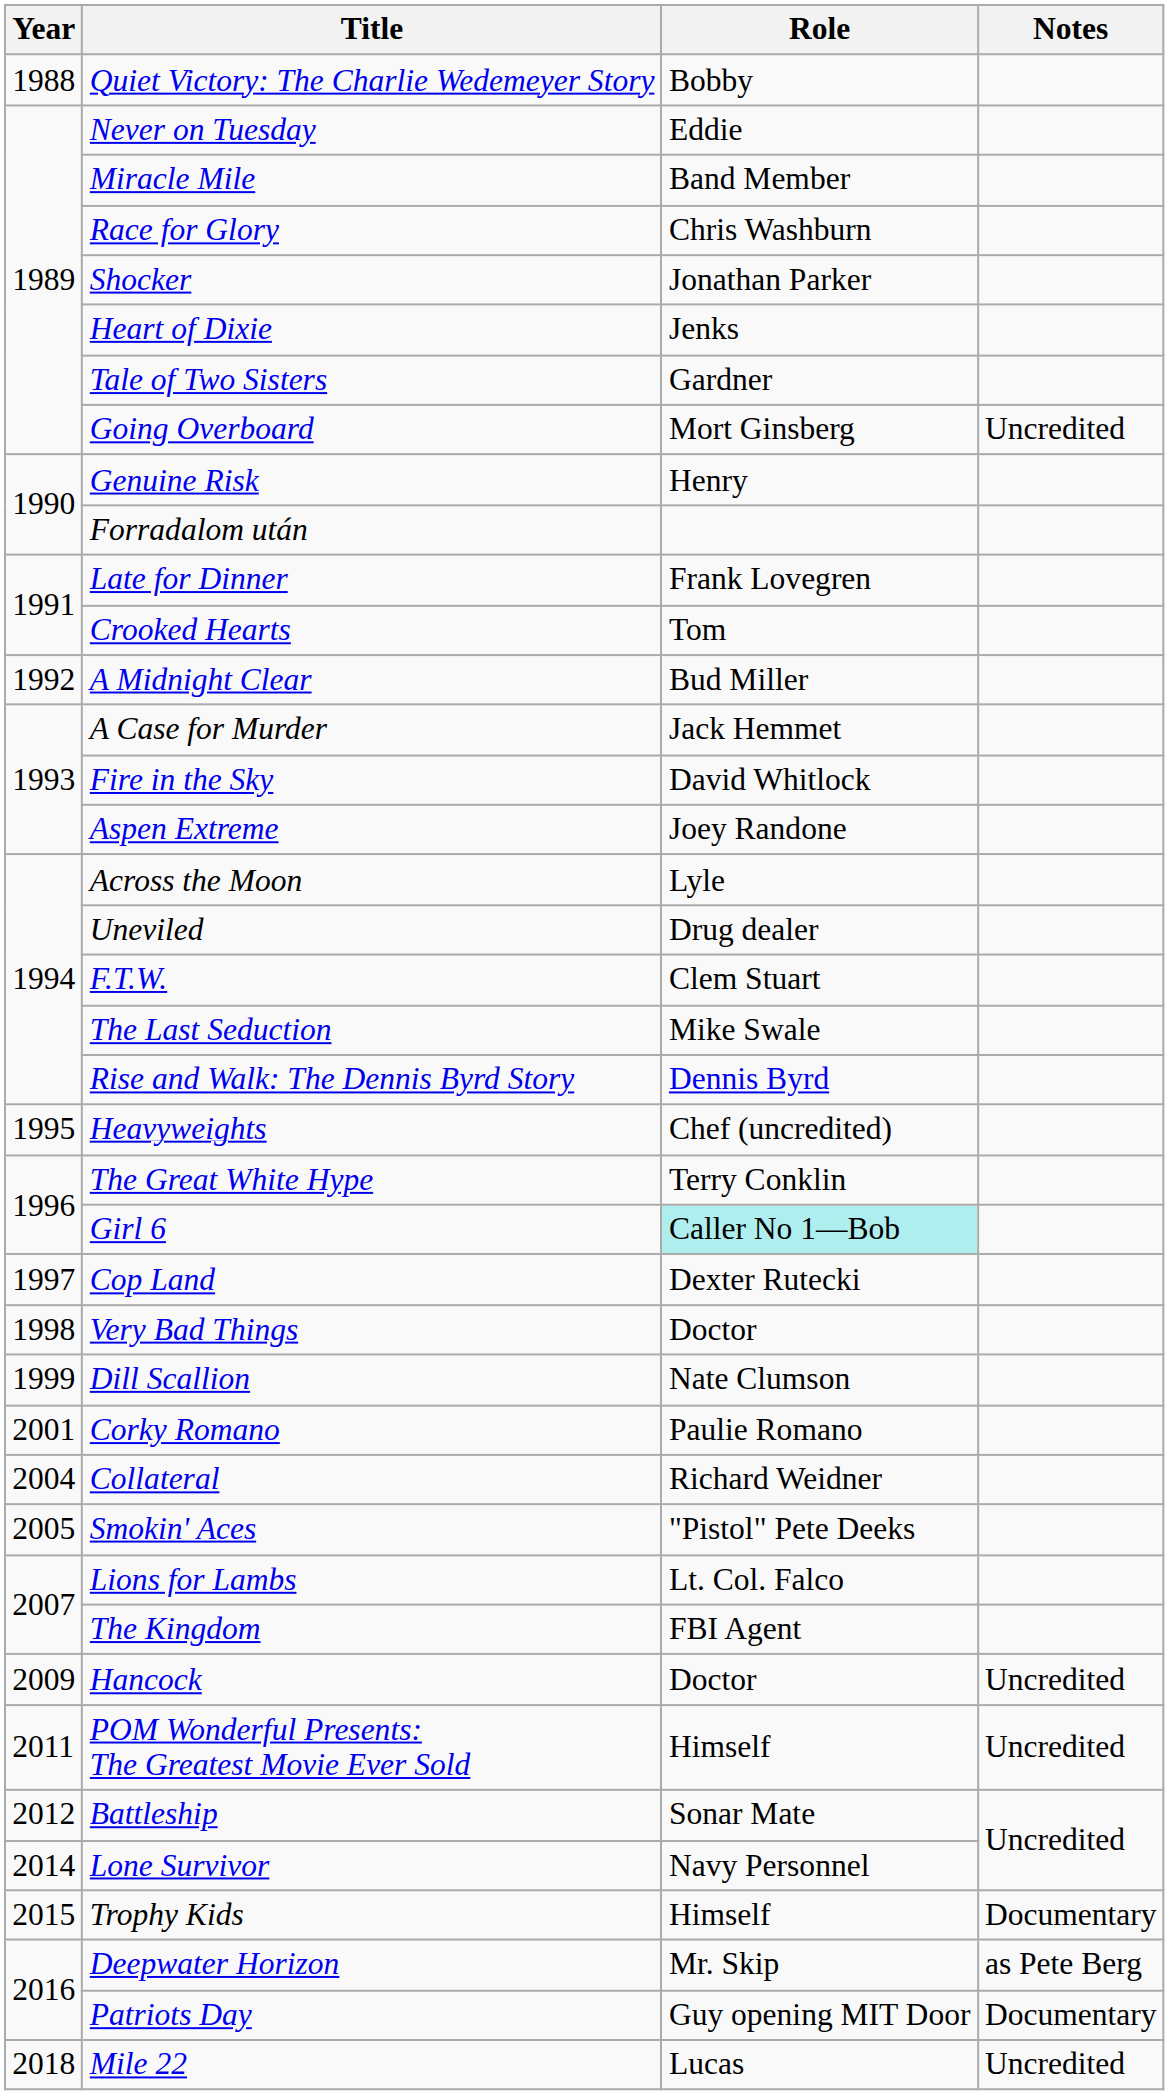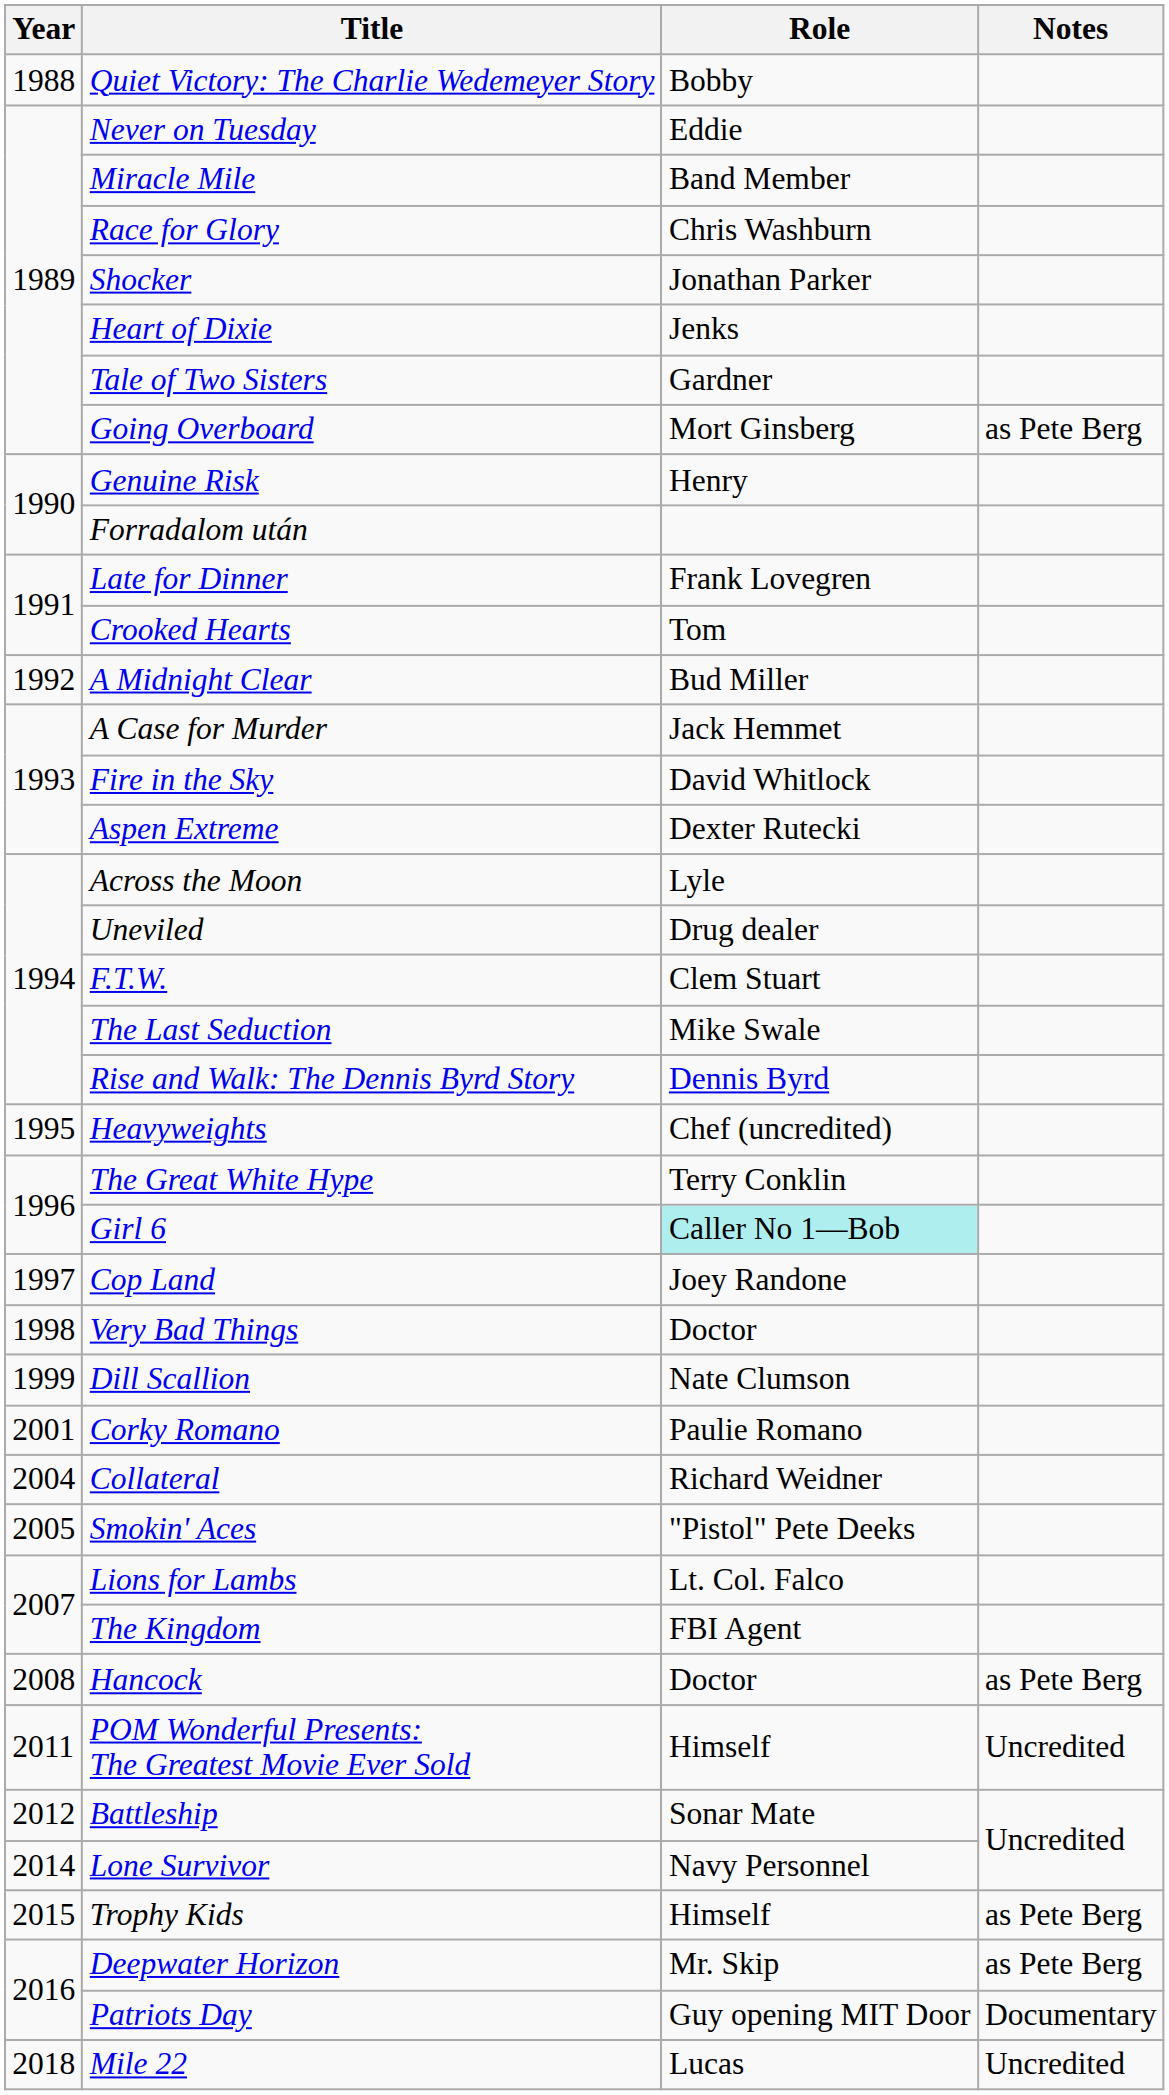(1055, 429) Uncredited -> (1063, 429) as Pete Berg
(758, 829) Joey Randone -> (765, 829) Dexter Rutecki
(765, 1279) Dexter Rutecki -> (758, 1279) Joey Randone
(44, 1679) 2009 -> (44, 1679) 2008
(1055, 1679) Uncredited -> (1063, 1679) as Pete Berg
(1071, 1914) Documentary -> (1063, 1914) as Pete Berg
